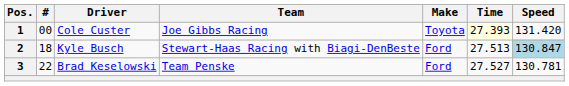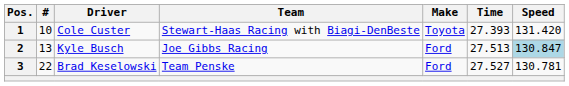(45, 31) 00 -> (45, 31) 10
(215, 31) Joe Gibbs Racing -> (291, 31) Stewart-Haas Racing with Biagi-DenBeste
(490, 31) lightyellow background -> (490, 31) no background
(45, 49) 18 -> (45, 49) 13
(291, 49) Stewart-Haas Racing with Biagi-DenBeste -> (215, 49) Joe Gibbs Racing
